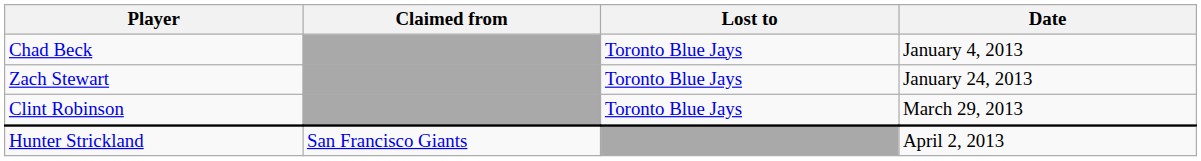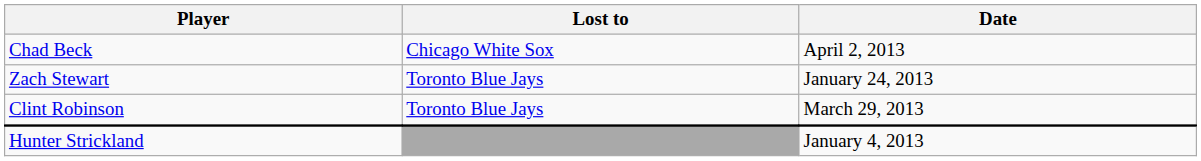- column: (452, 19)
(674, 49) Toronto Blue Jays -> (480, 49) Chicago White Sox
(963, 49) January 4, 2013 -> (854, 49) April 2, 2013
(954, 140) April 2, 2013 -> (864, 140) January 4, 2013
